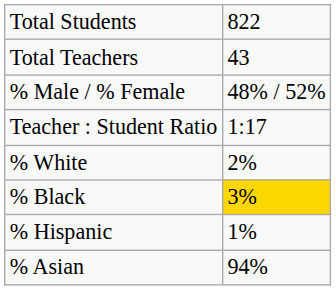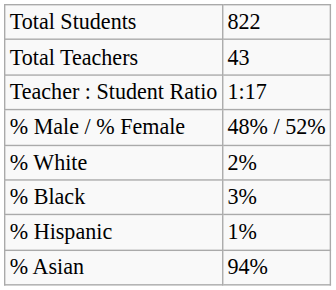rows swapped: (114, 127) <-> (97, 92)
(242, 197) gold background -> (242, 197) no background
